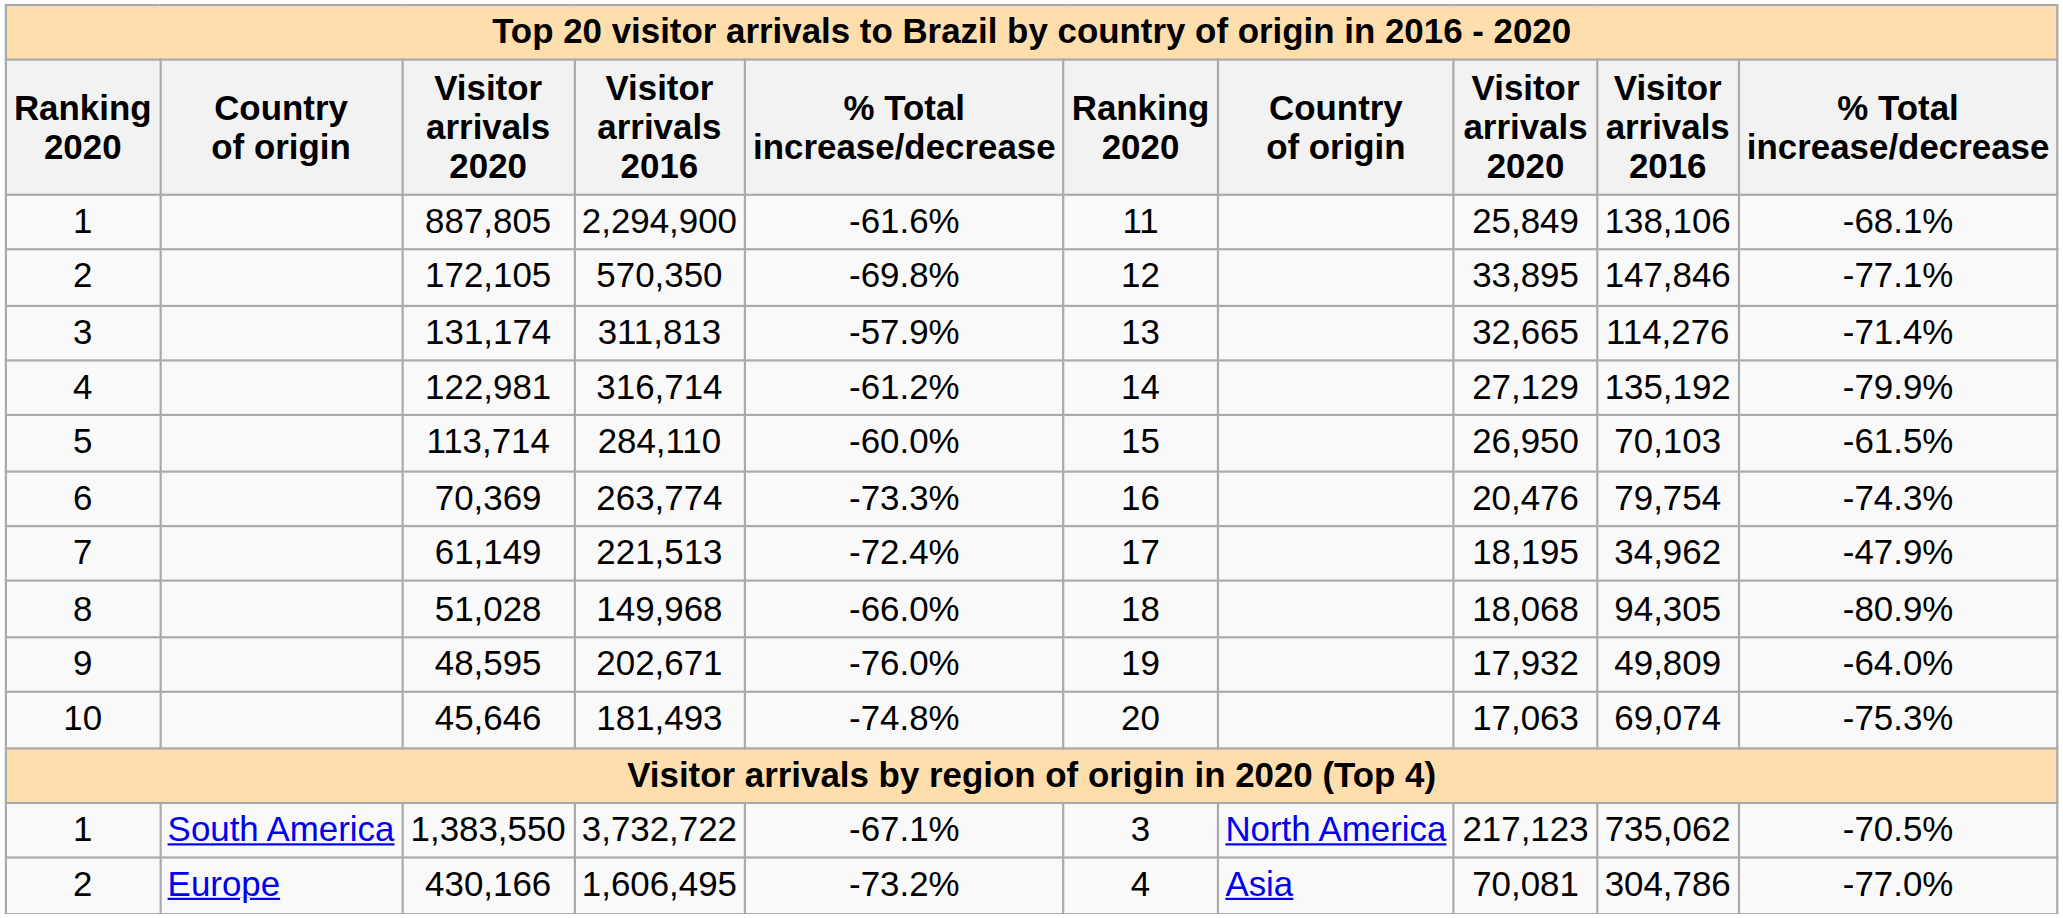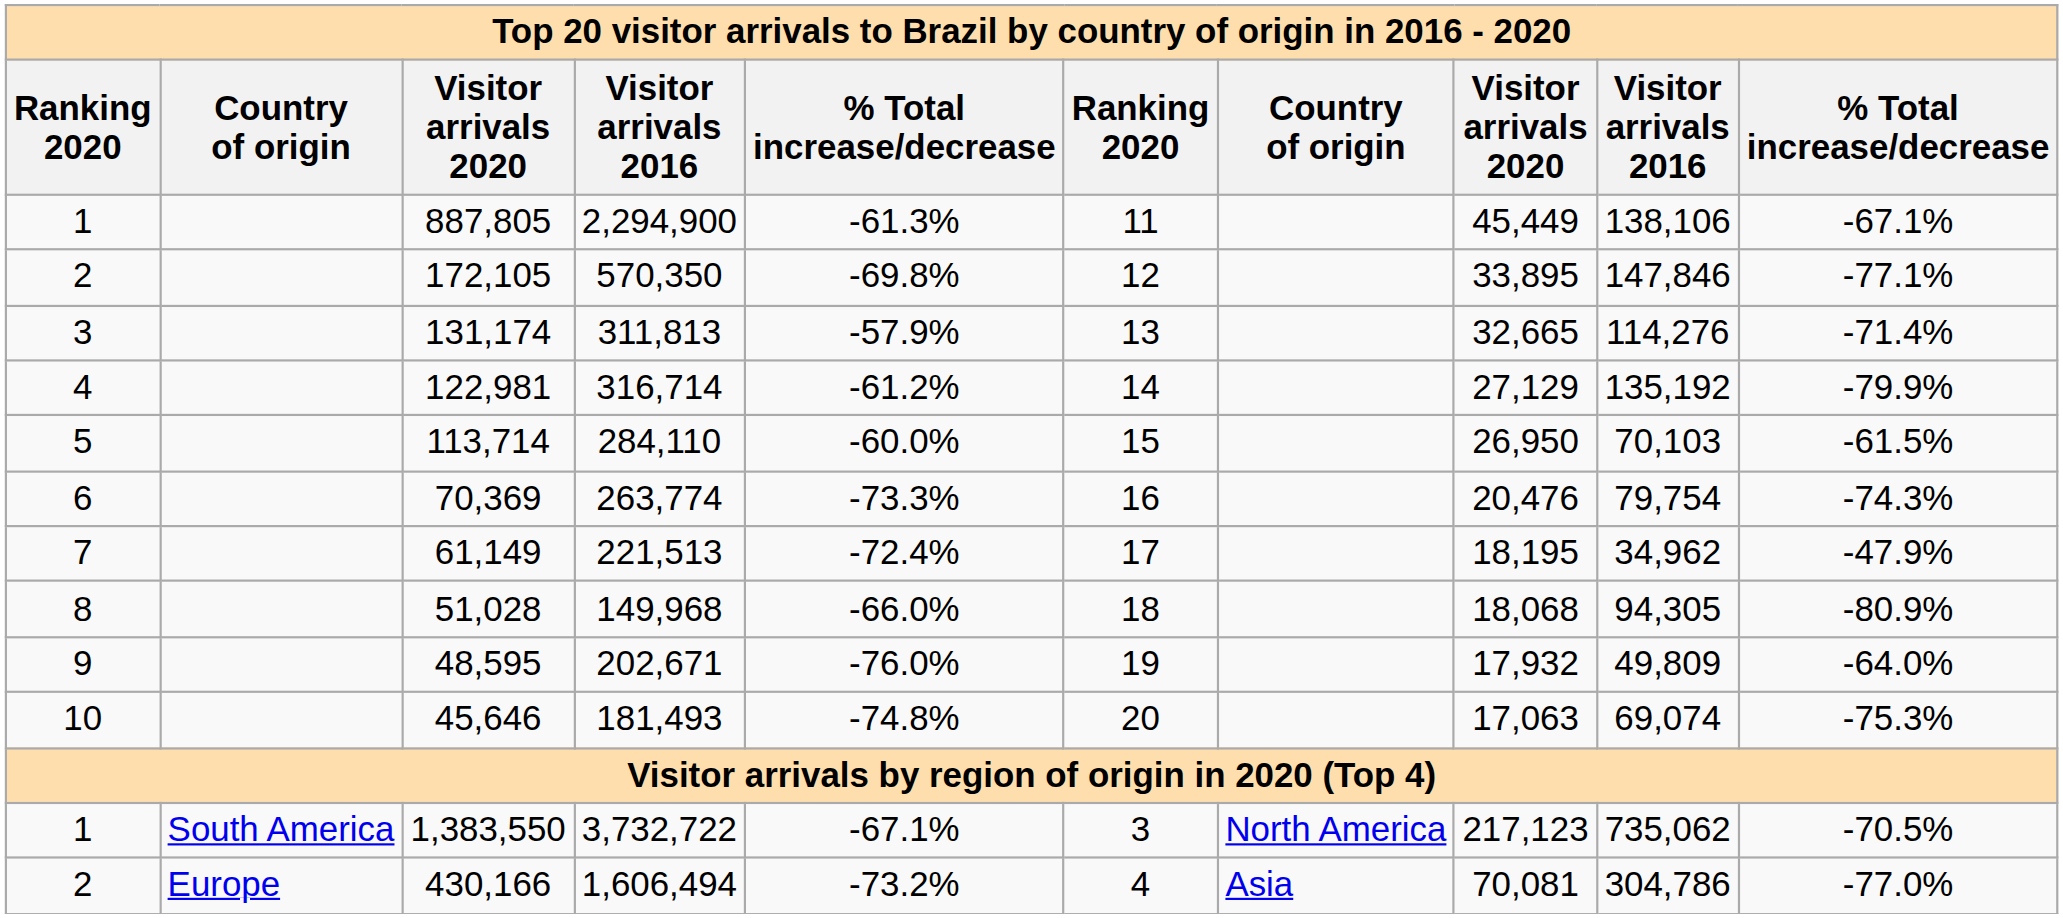(904, 221) -61.6% -> (904, 221) -61.3%
(1526, 221) 25,849 -> (1526, 221) 45,449
(1898, 221) -68.1% -> (1898, 221) -67.1%
(659, 885) 1,606,495 -> (659, 885) 1,606,494
